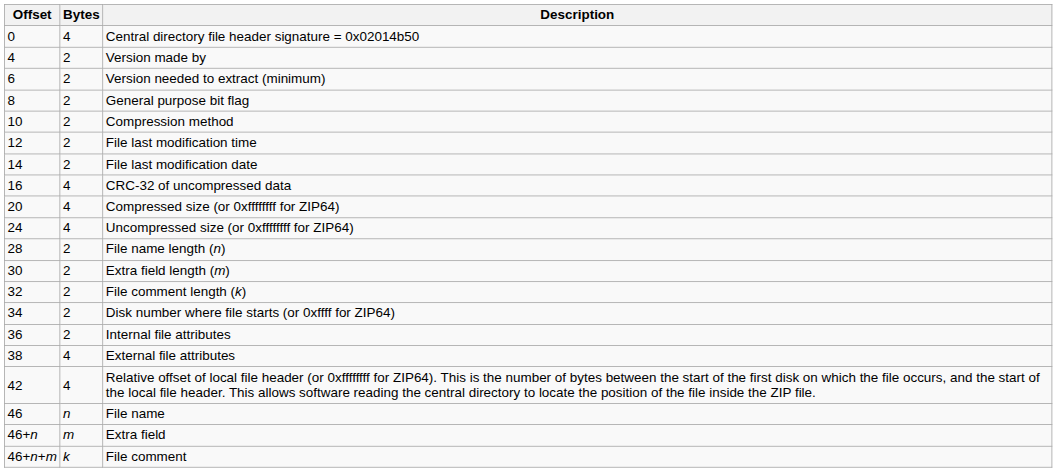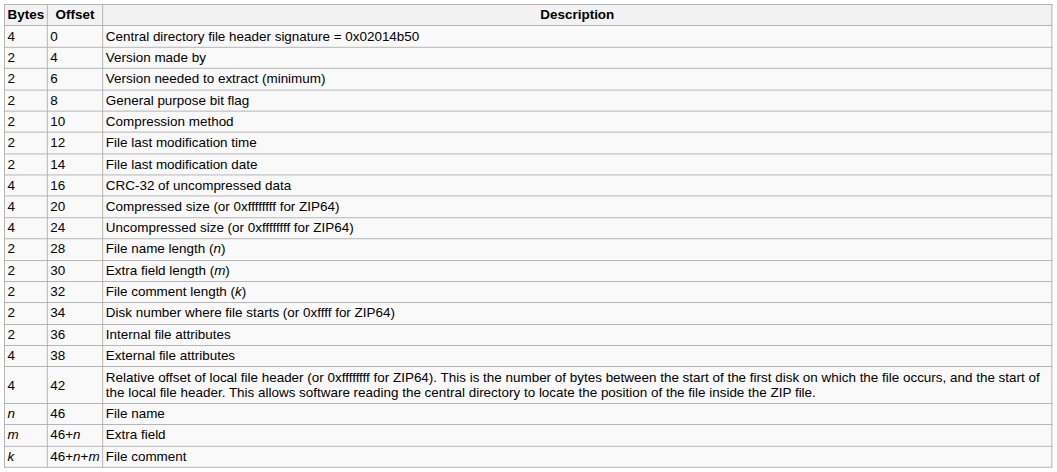columns swapped: (32, 15) <-> (81, 15)
